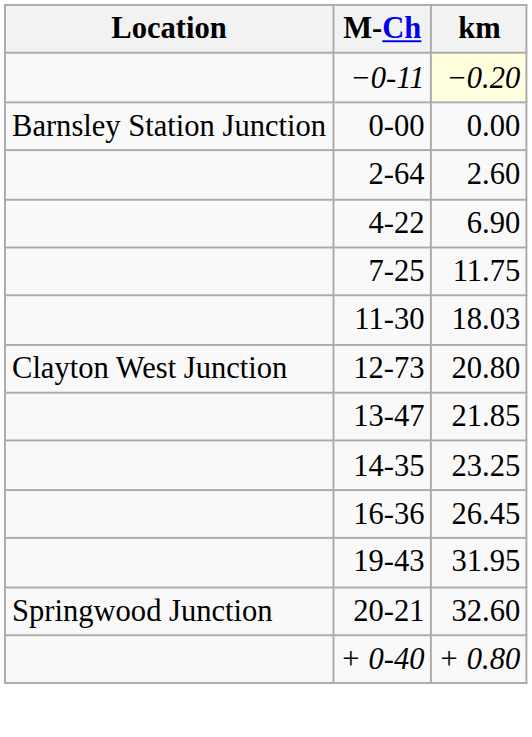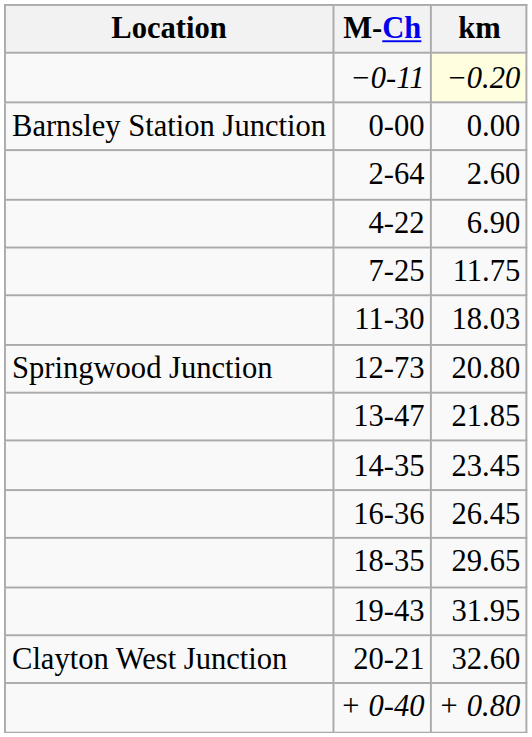(150, 367) Clayton West Junction -> (142, 367) Springwood Junction
(486, 464) 23.25 -> (486, 464) 23.45
+ row: (389, 561)
(142, 610) Springwood Junction -> (150, 658) Clayton West Junction
